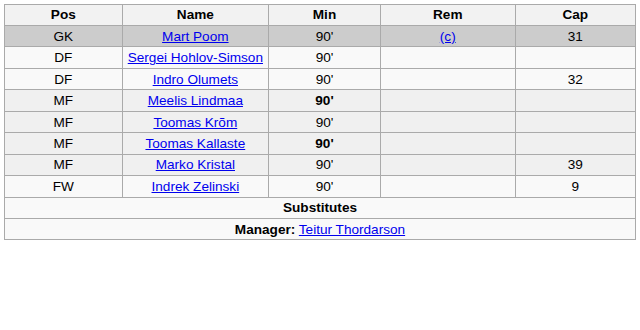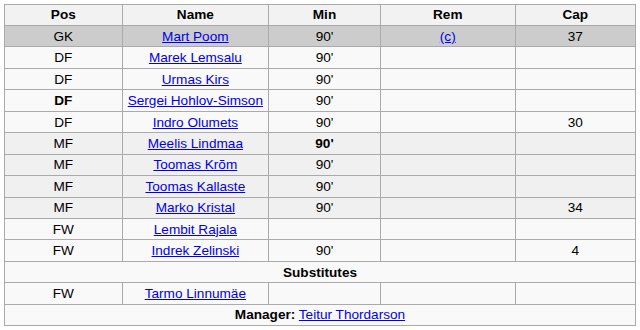(575, 36) 31 -> (575, 36) 37
+ row: (195, 58)
+ row: (195, 79)
(63, 58) normal -> (63, 101) bold
(575, 79) 32 -> (575, 122) 30
(324, 143) bold -> (324, 186) normal
(575, 165) 39 -> (575, 208) 34
+ row: (195, 229)
(575, 186) 9 -> (575, 251) 4
+ row: (195, 294)
